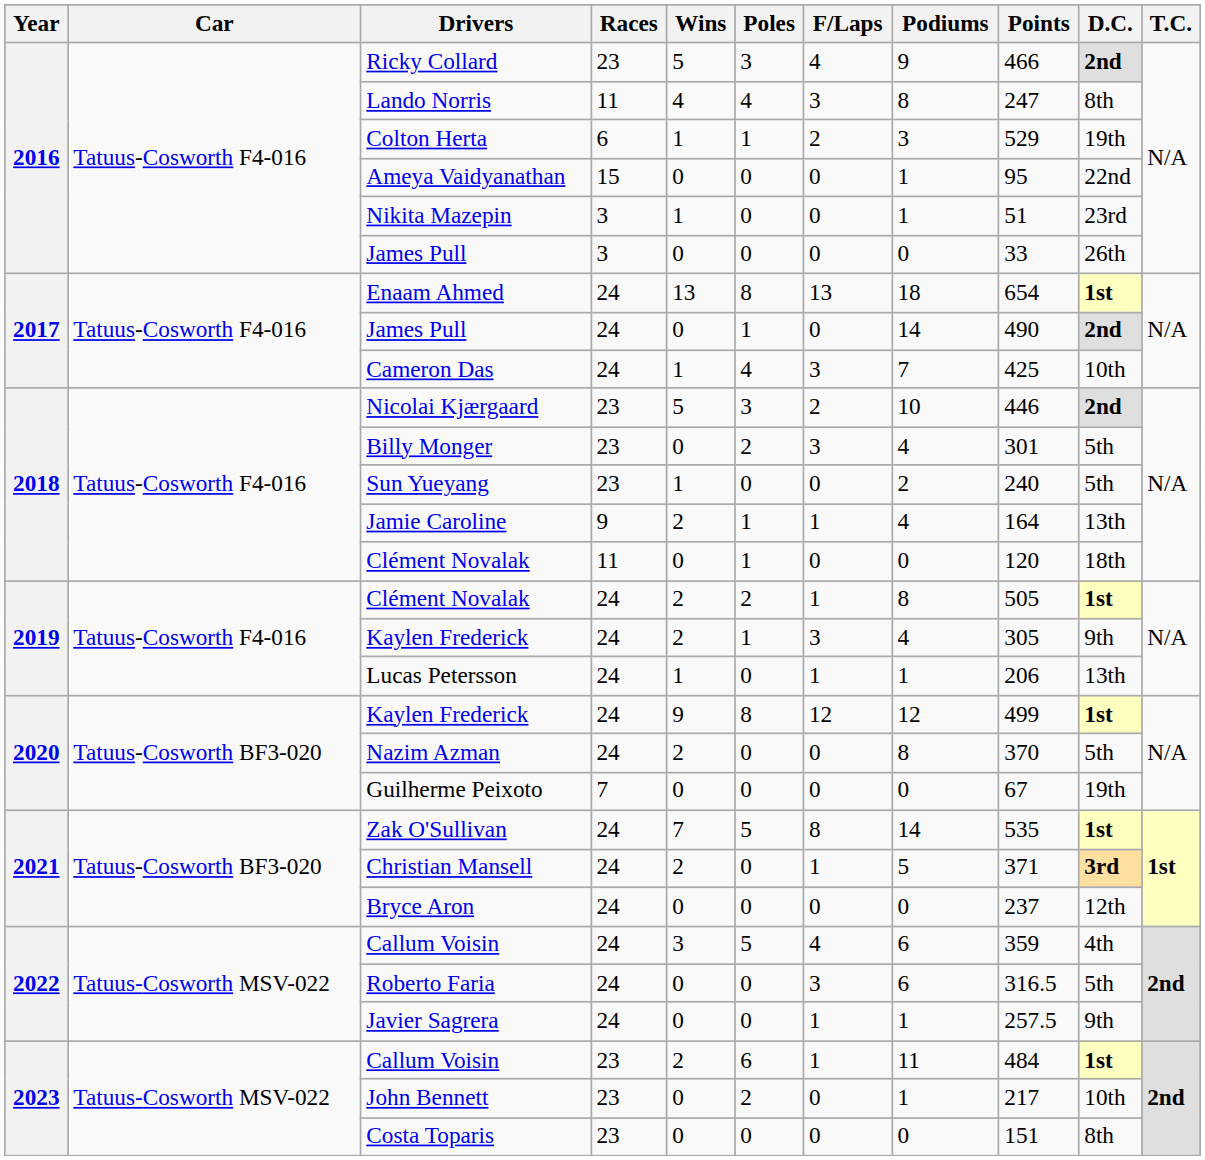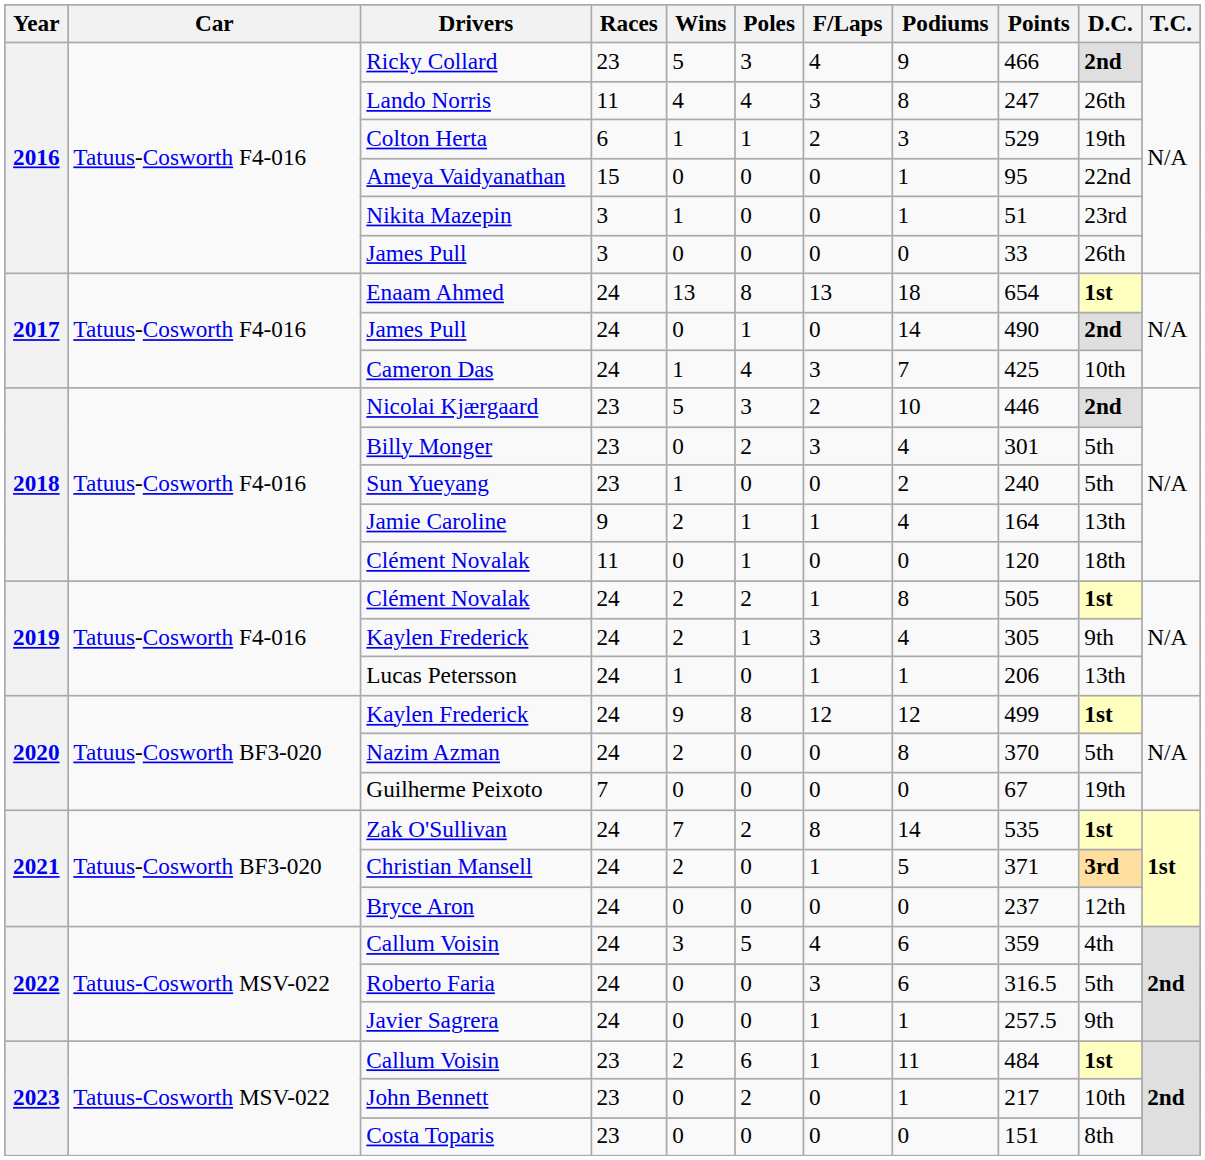(1099, 100) 8th -> (1105, 100) 26th
(746, 829) 5 -> (746, 829) 2
